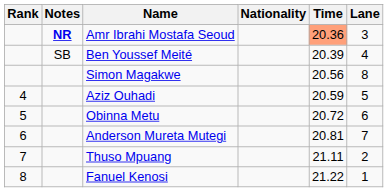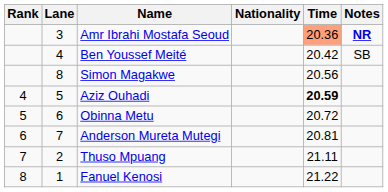columns swapped: (365, 14) <-> (62, 14)
(328, 55) 20.39 -> (322, 55) 20.42
(328, 95) normal -> (322, 95) bold
